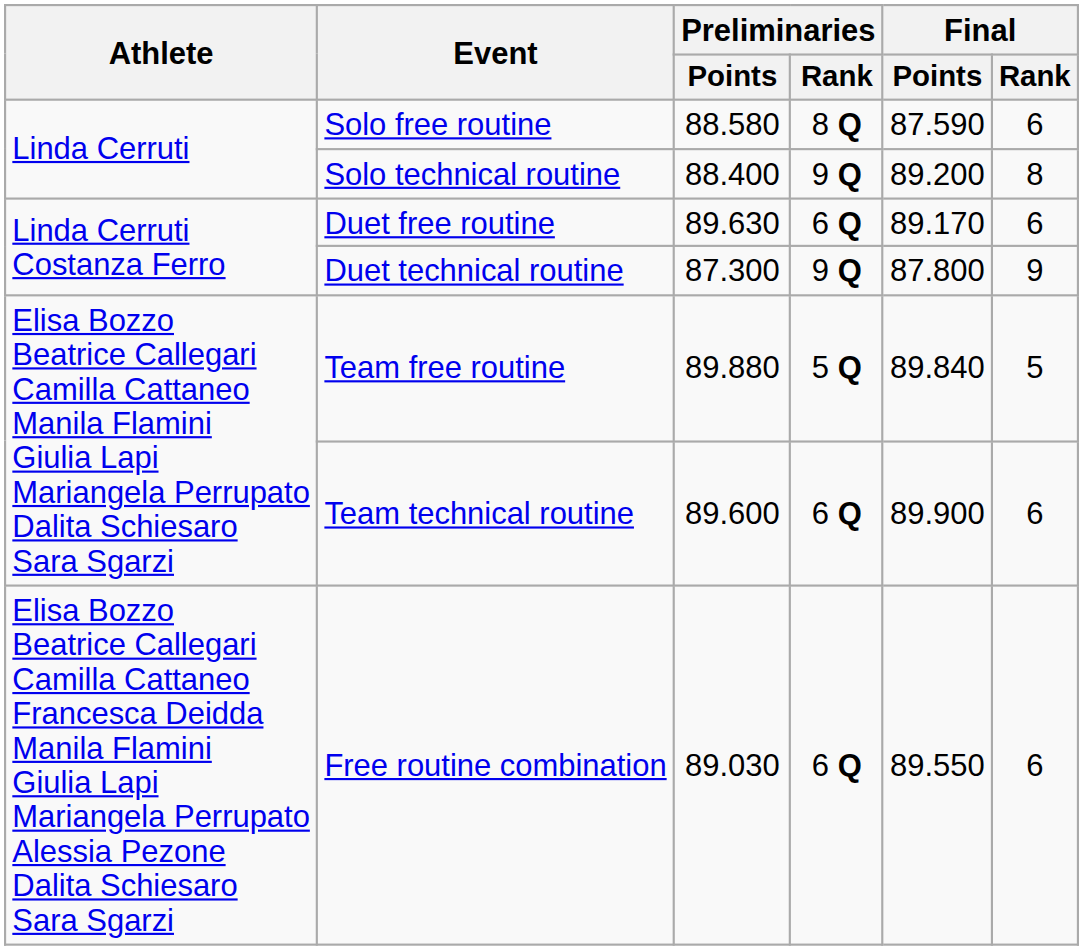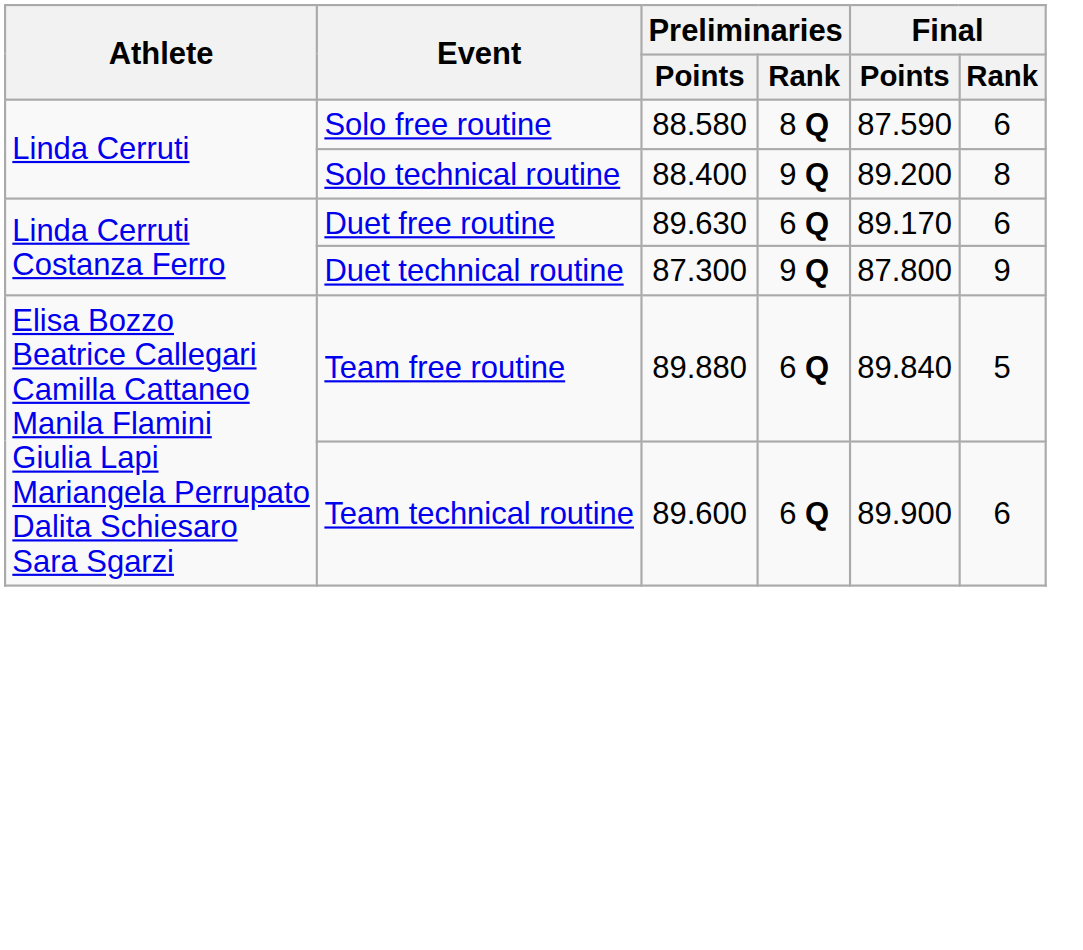(837, 369) 5 Q -> (804, 369) 6 Q
- row: (496, 765)
